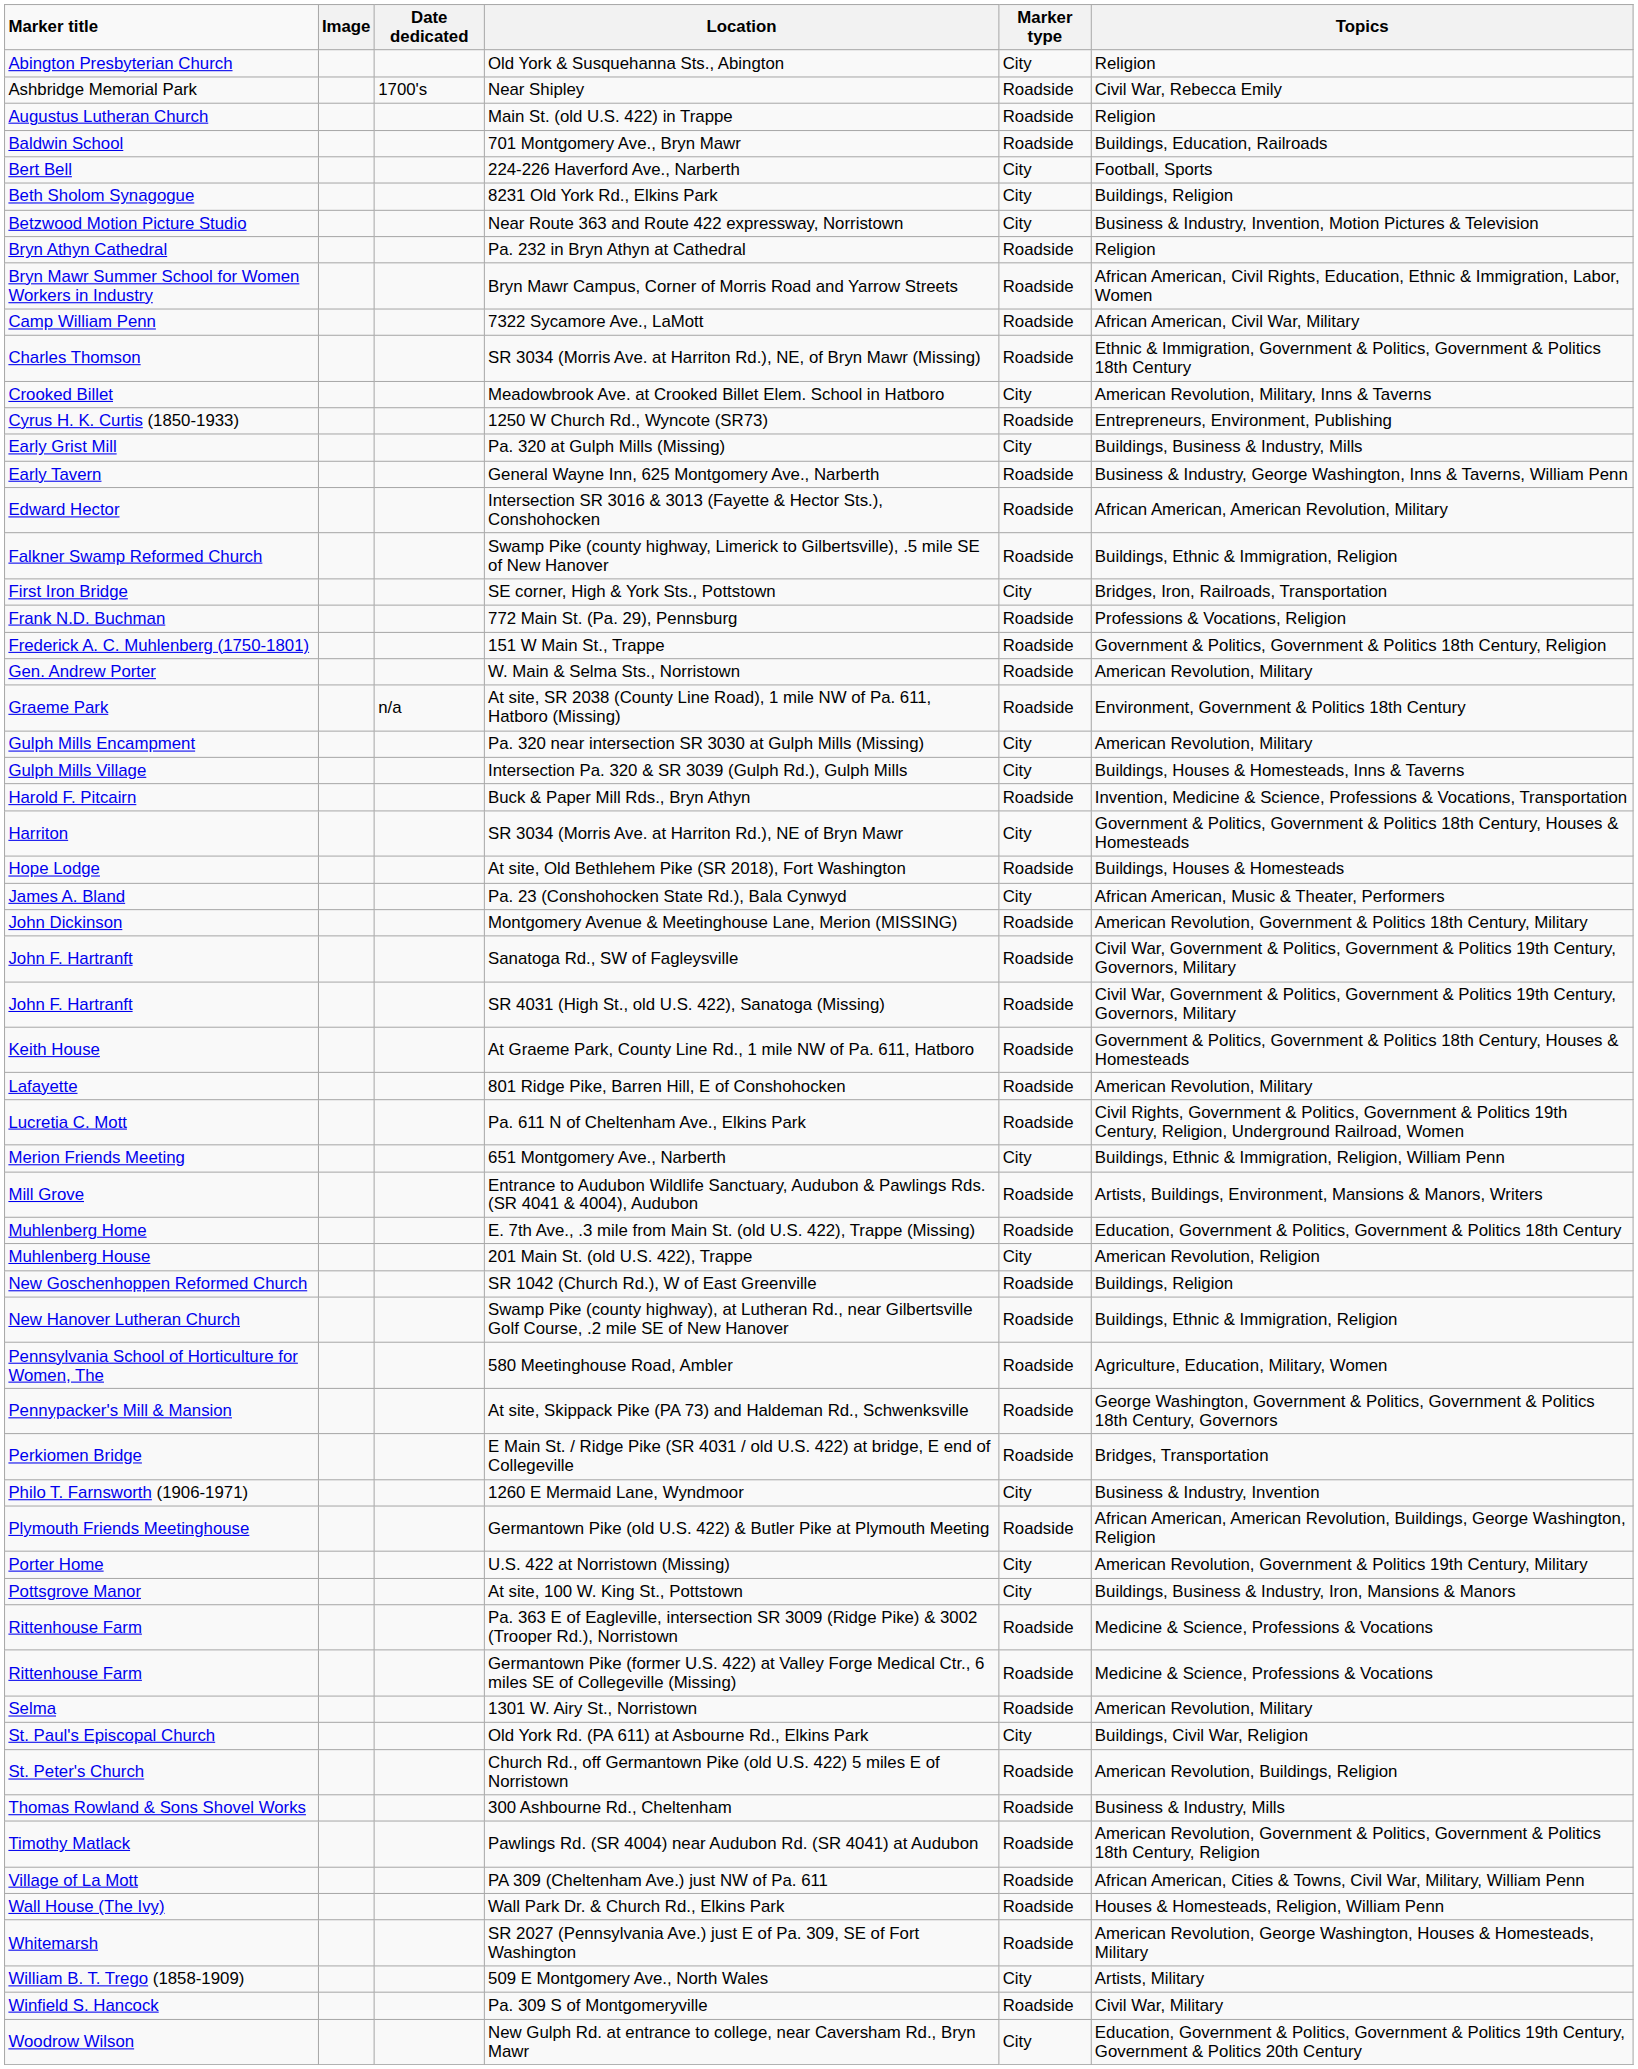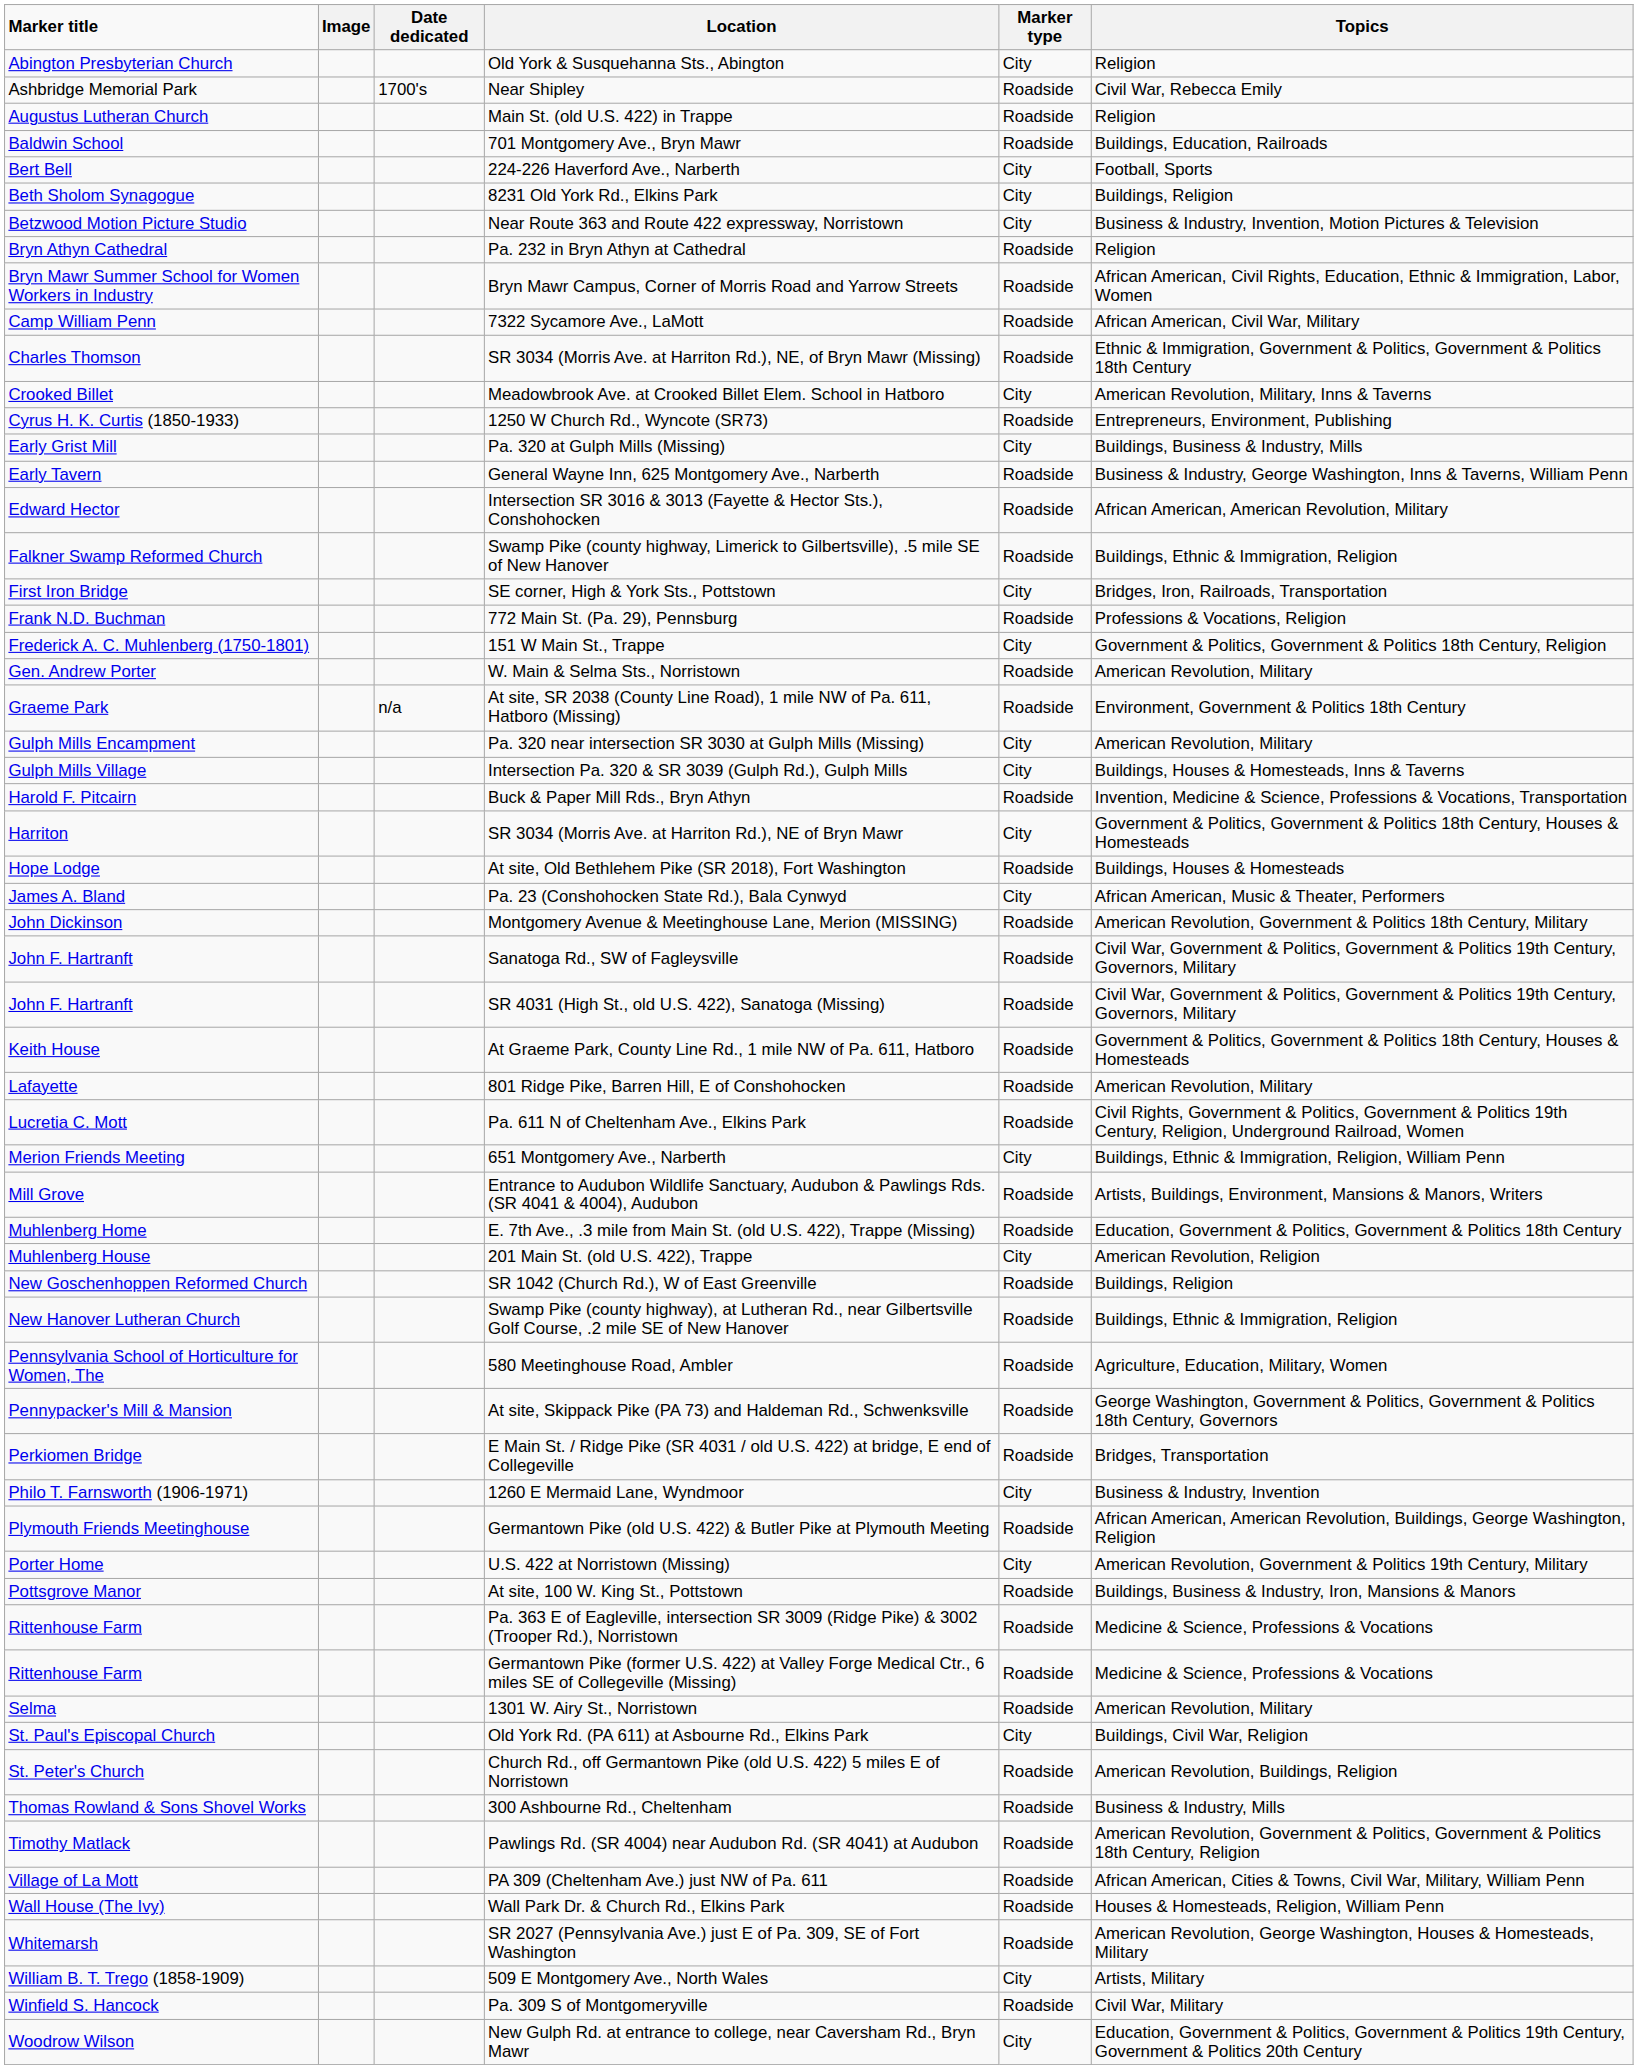(1038, 645) Roadside -> (1017, 645) City
(1017, 1591) City -> (1038, 1591) Roadside
